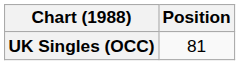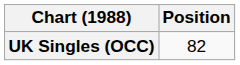(197, 45) 81 -> (197, 45) 82
